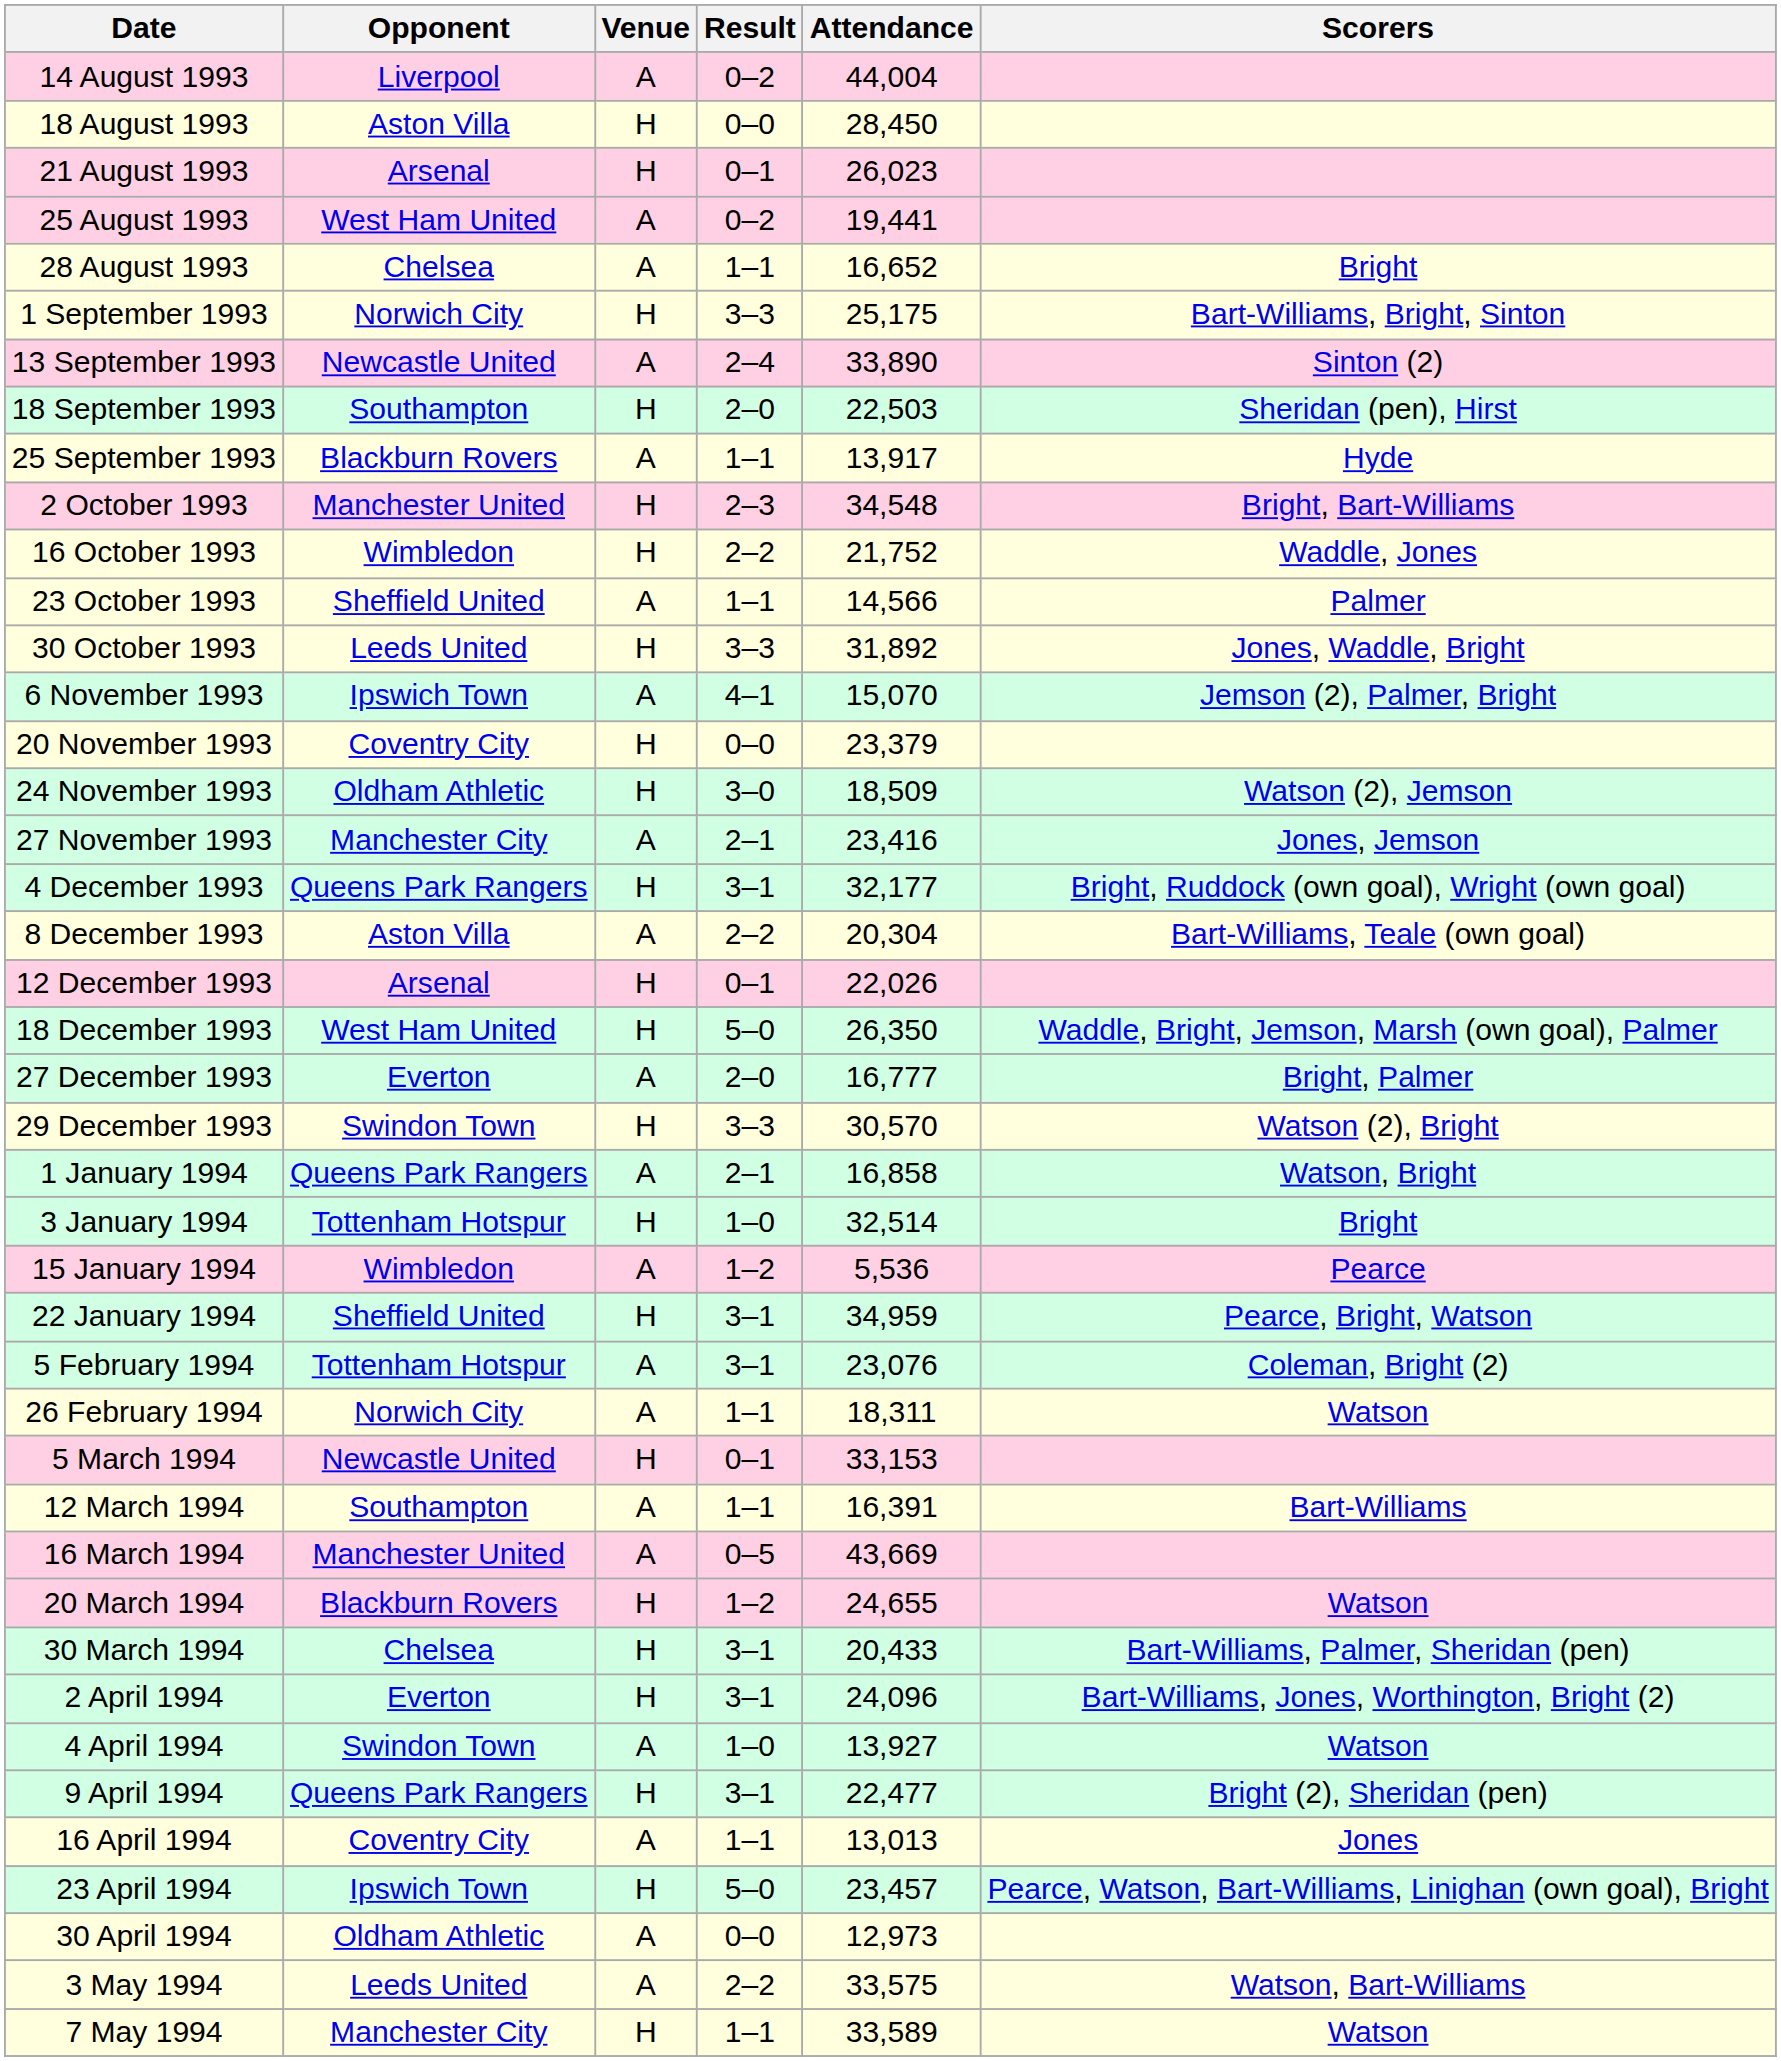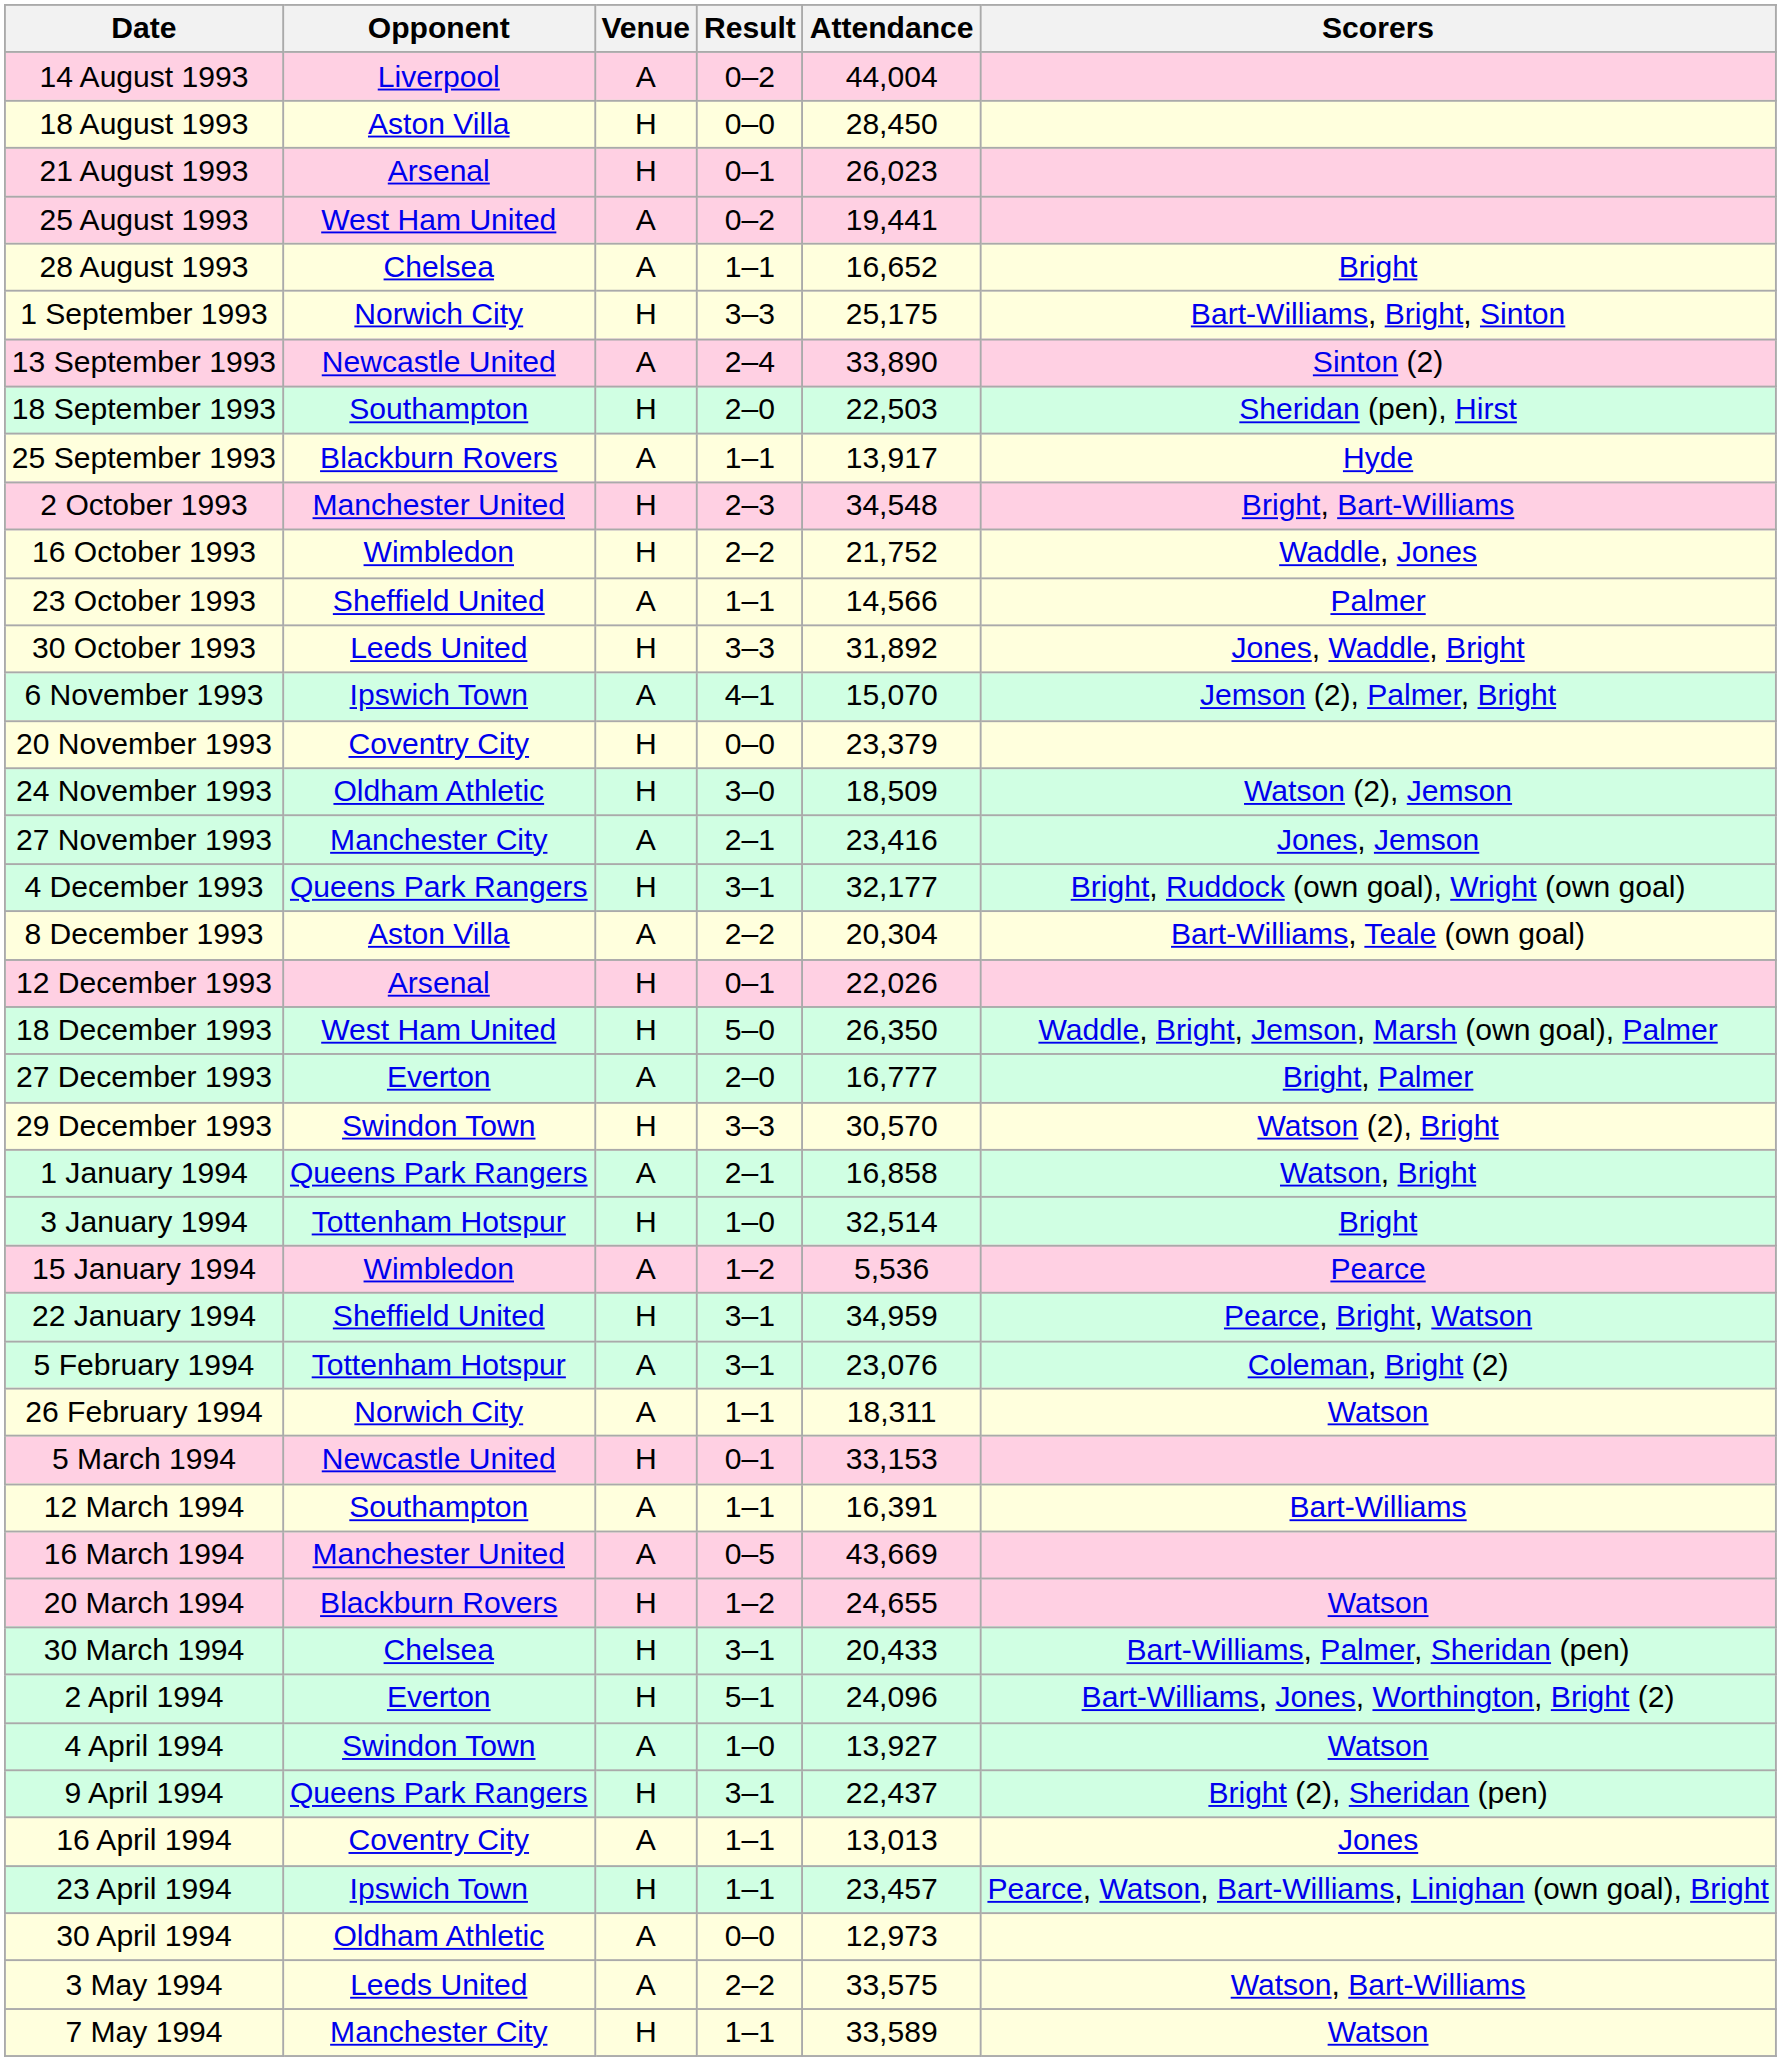(750, 1698) 3–1 -> (750, 1698) 5–1
(892, 1793) 22,477 -> (892, 1793) 22,437
(750, 1888) 5–0 -> (750, 1888) 1–1
